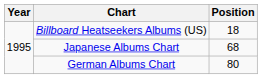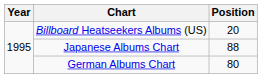(233, 30) 18 -> (233, 30) 20
(233, 47) 68 -> (233, 47) 88
